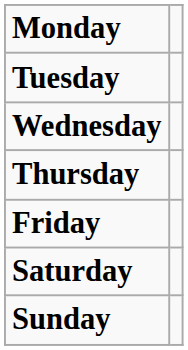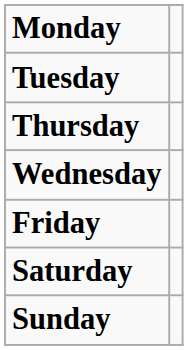rows swapped: (87, 125) <-> (76, 174)
